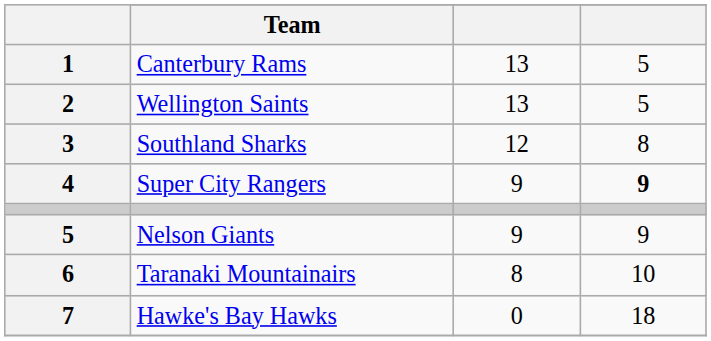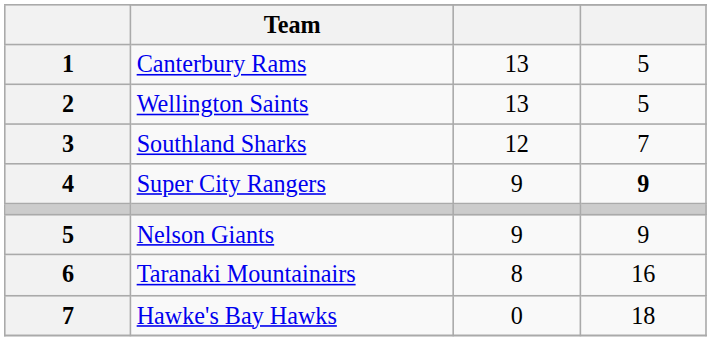(643, 144) 8 -> (643, 144) 7
(643, 274) 10 -> (643, 274) 16
